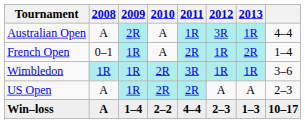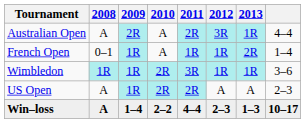(192, 33) 1R -> (192, 33) 2R
(192, 52) 2R -> (192, 52) 1R
